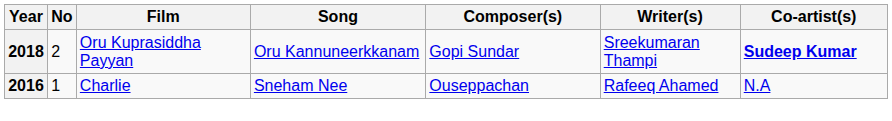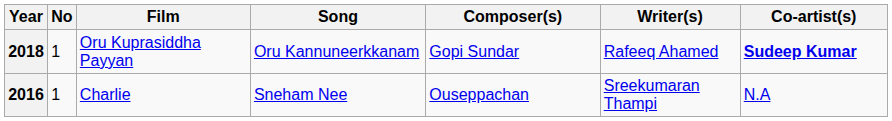(56, 51) 2 -> (56, 51) 1
(652, 51) Sreekumaran Thampi -> (661, 51) Rafeeq Ahamed
(661, 85) Rafeeq Ahamed -> (652, 94) Sreekumaran Thampi
